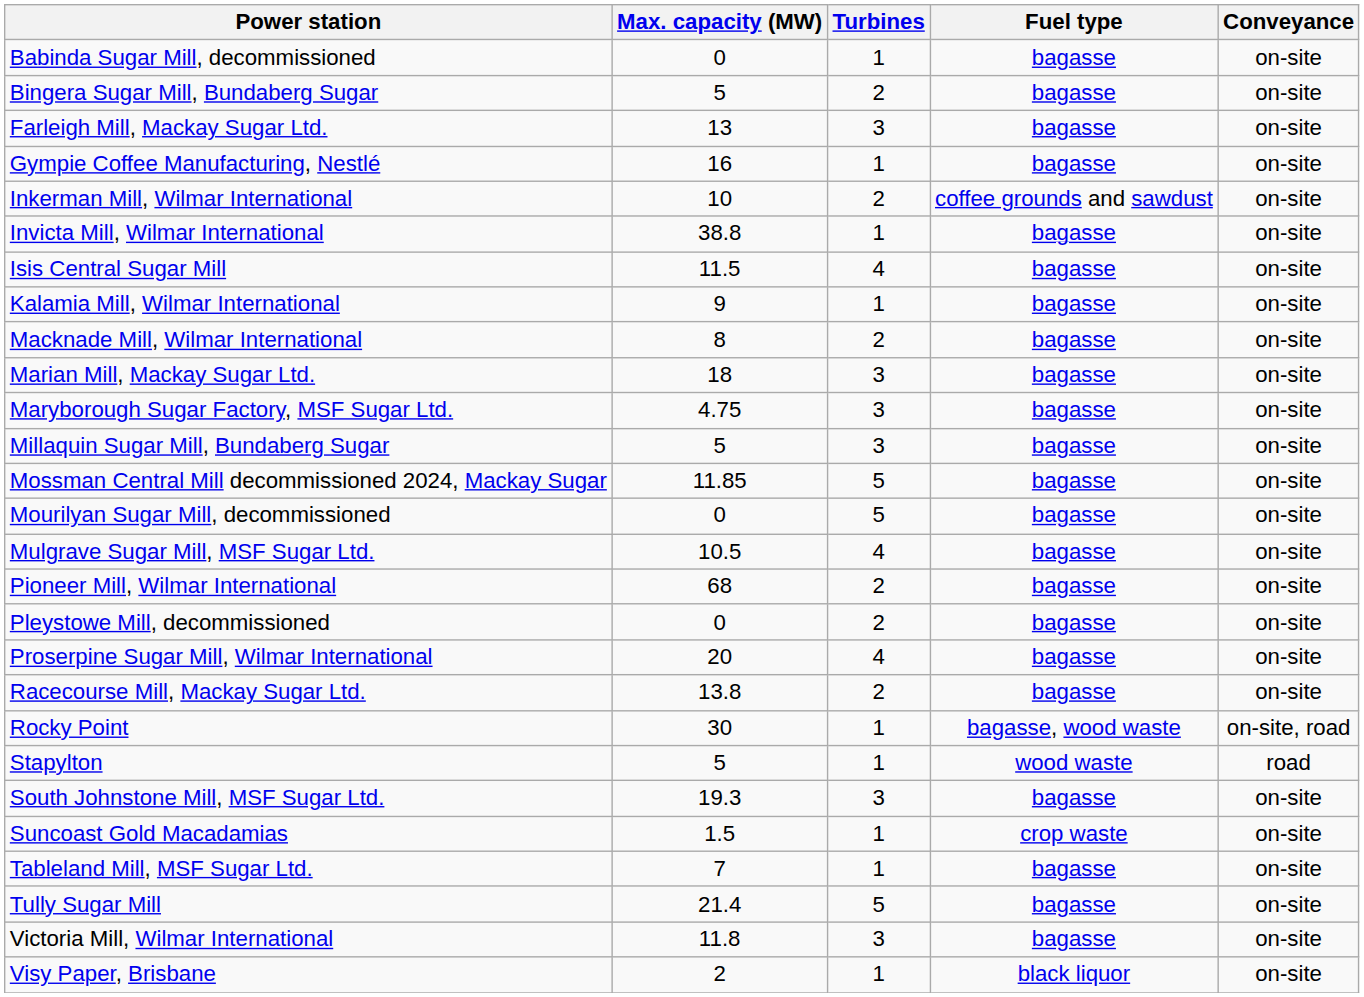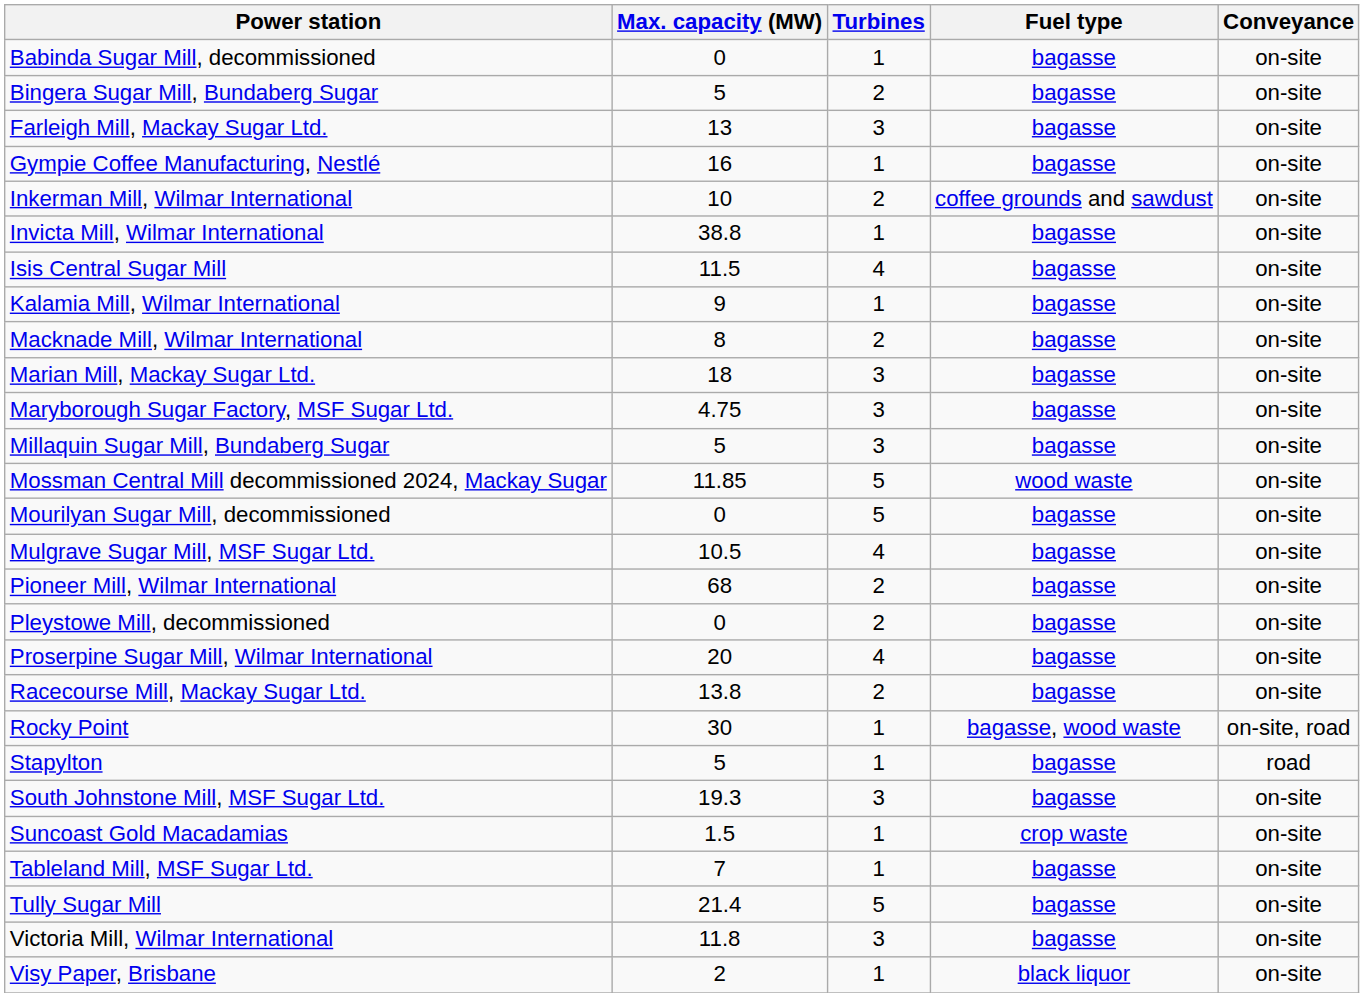(1074, 480) bagasse -> (1074, 480) wood waste
(1074, 762) wood waste -> (1074, 762) bagasse
